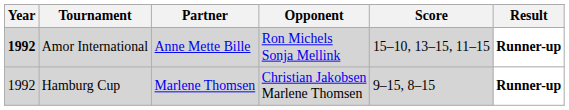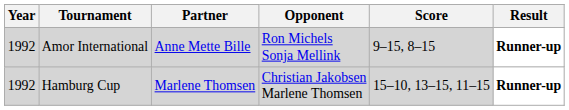(22, 47) bold -> (22, 47) normal
(431, 47) 15–10, 13–15, 11–15 -> (404, 47) 9–15, 8–15
(404, 86) 9–15, 8–15 -> (431, 86) 15–10, 13–15, 11–15
